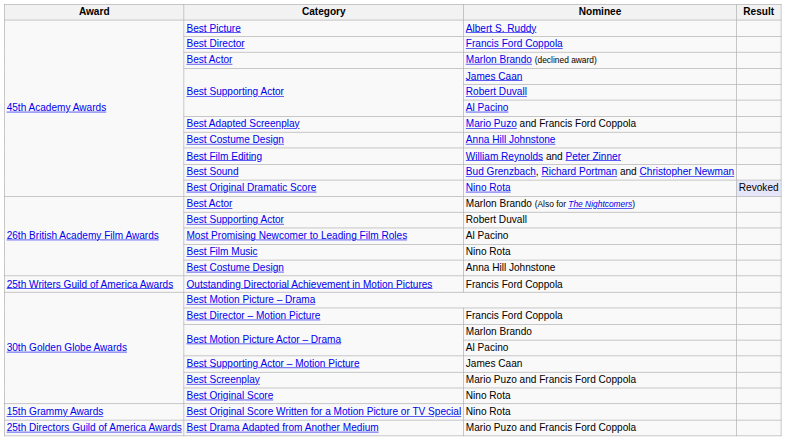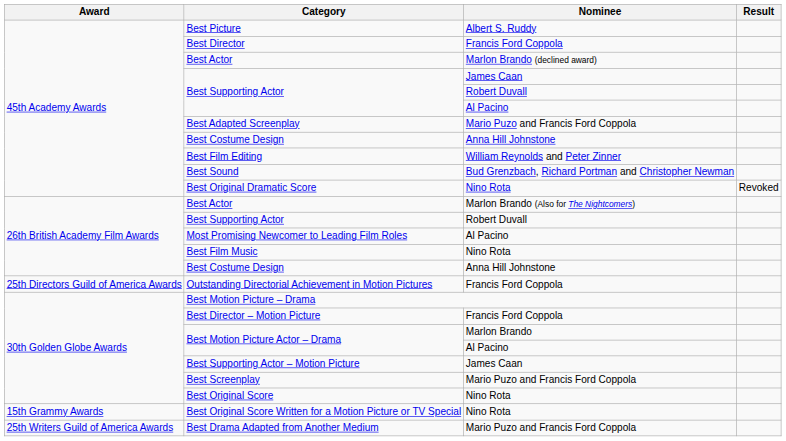(759, 188) lavender background -> (759, 188) no background
(90, 284) 25th Writers Guild of America Awards -> (94, 284) 25th Directors Guild of America Awards
(94, 428) 25th Directors Guild of America Awards -> (90, 428) 25th Writers Guild of America Awards
